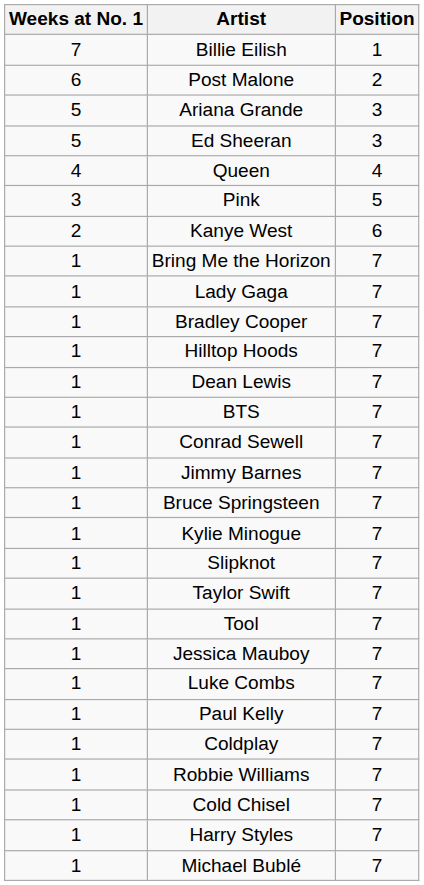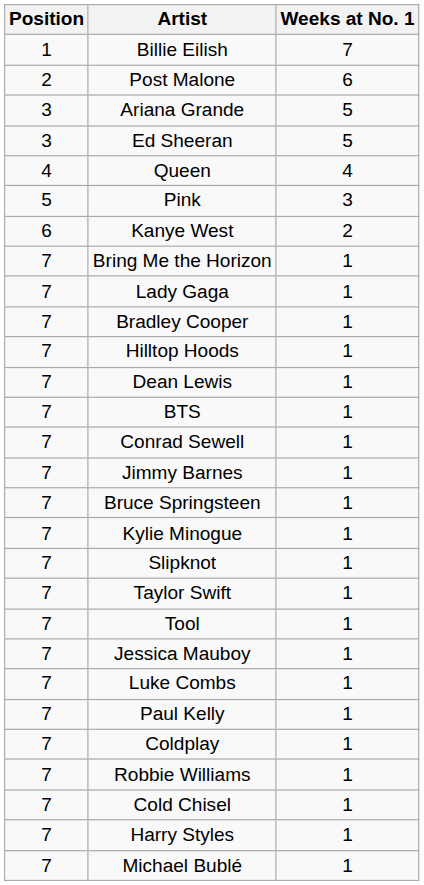columns swapped: (377, 19) <-> (76, 19)
